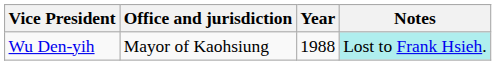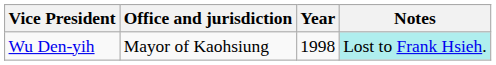(318, 45) 1988 -> (318, 45) 1998
